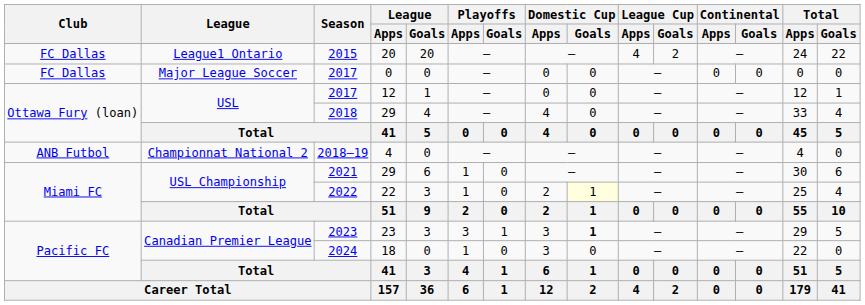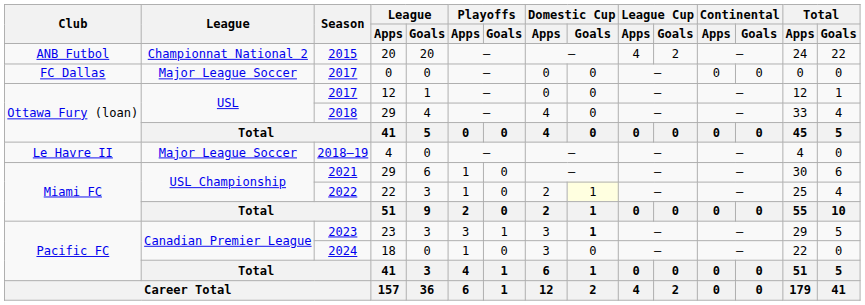(73, 54) FC Dallas -> (73, 54) ANB Futbol
(228, 54) League1 Ontario -> (228, 54) Championnat National 2
(73, 152) ANB Futbol -> (73, 152) Le Havre II
(228, 152) Championnat National 2 -> (228, 152) Major League Soccer
